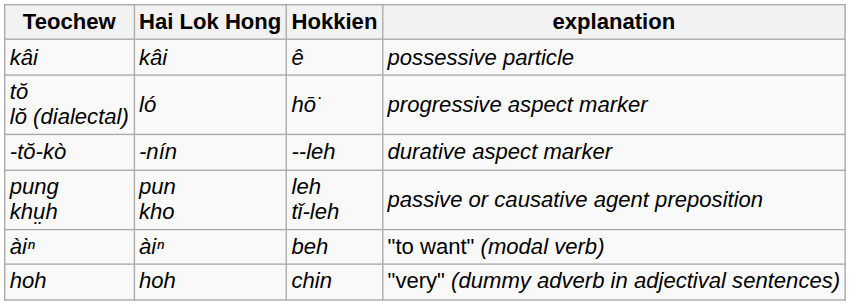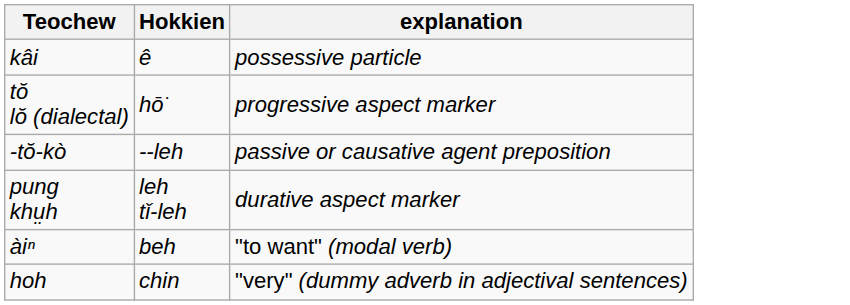- column: (210, 22)
(500, 151) durative aspect marker -> (423, 151) passive or causative agent preposition
(575, 199) passive or causative agent preposition -> (347, 199) durative aspect marker
